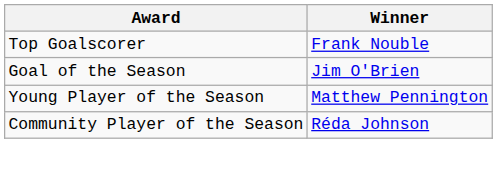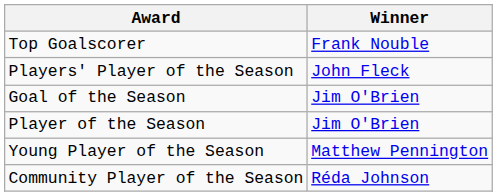+ row: (151, 71)
+ row: (107, 125)
